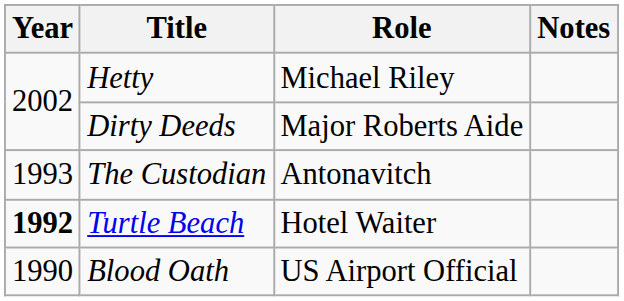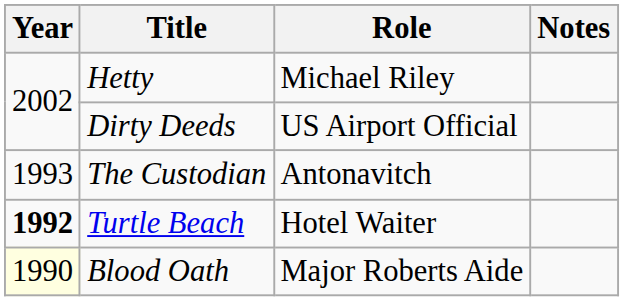(402, 125) Major Roberts Aide -> (399, 125) US Airport Official
(43, 271) no background -> (43, 271) lightyellow background
(399, 271) US Airport Official -> (402, 271) Major Roberts Aide
